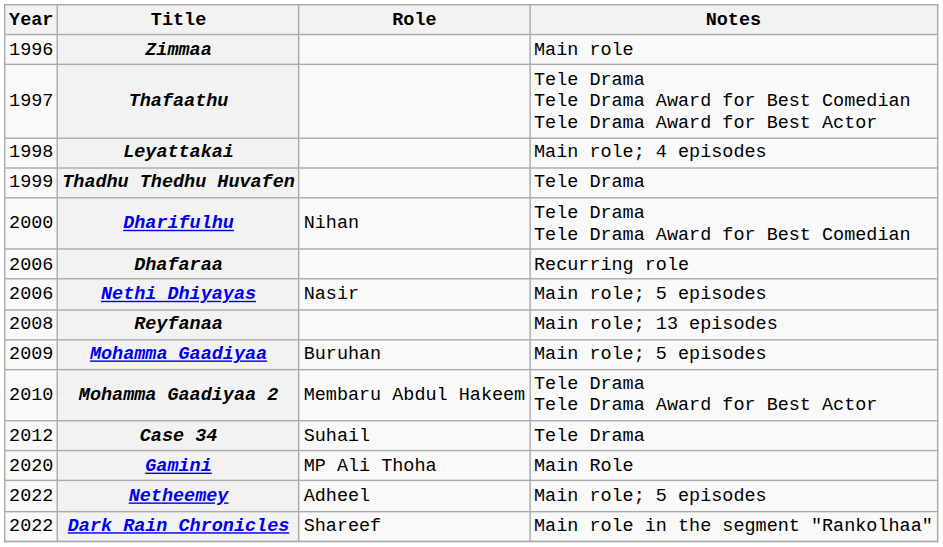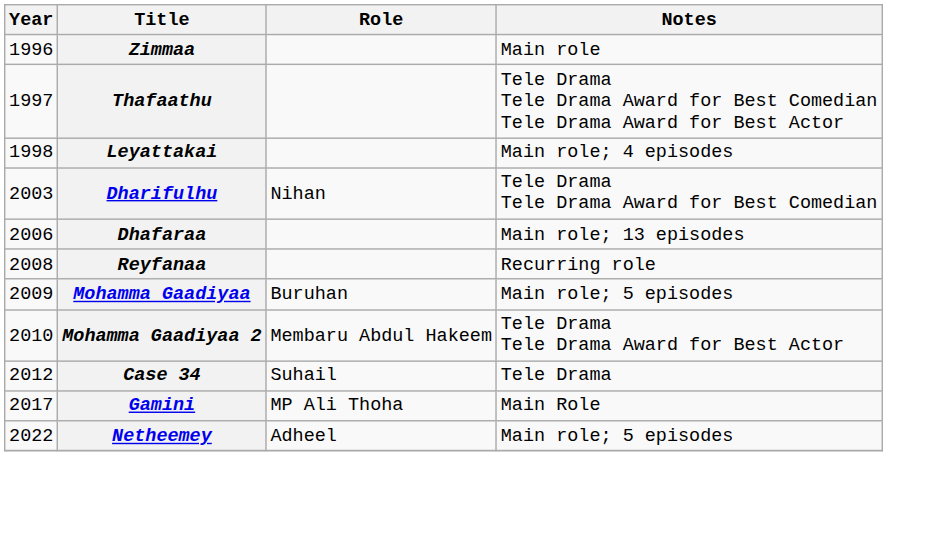- row: (179, 183)
(31, 223) 2000 -> (31, 193) 2003
(612, 264) Recurring role -> (623, 234) Main role; 13 episodes
- row: (179, 294)
(656, 324) Main role; 13 episodes -> (578, 264) Recurring role
(31, 466) 2020 -> (31, 406) 2017
- row: (179, 526)
